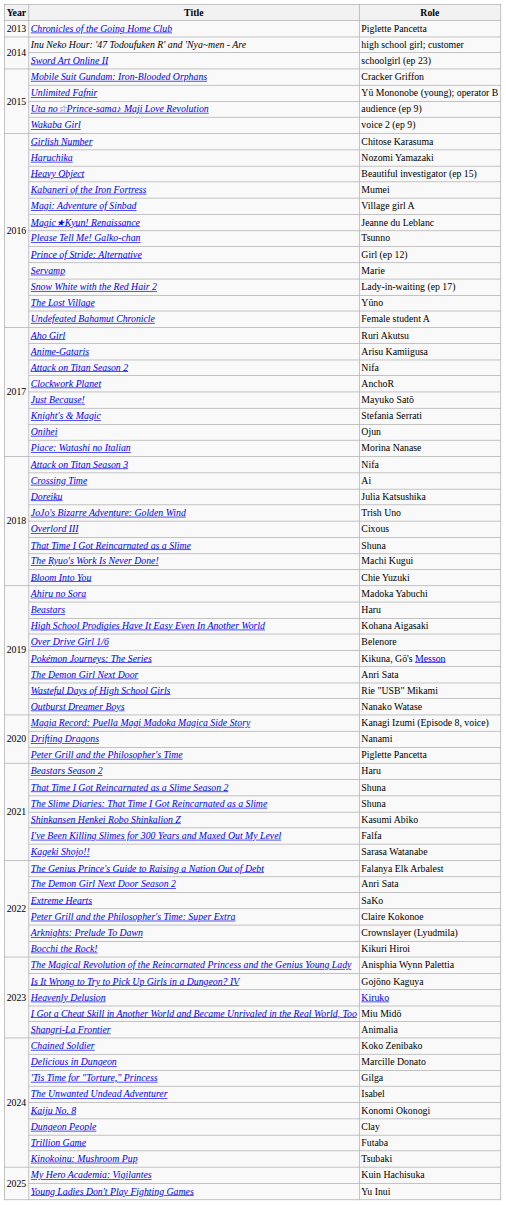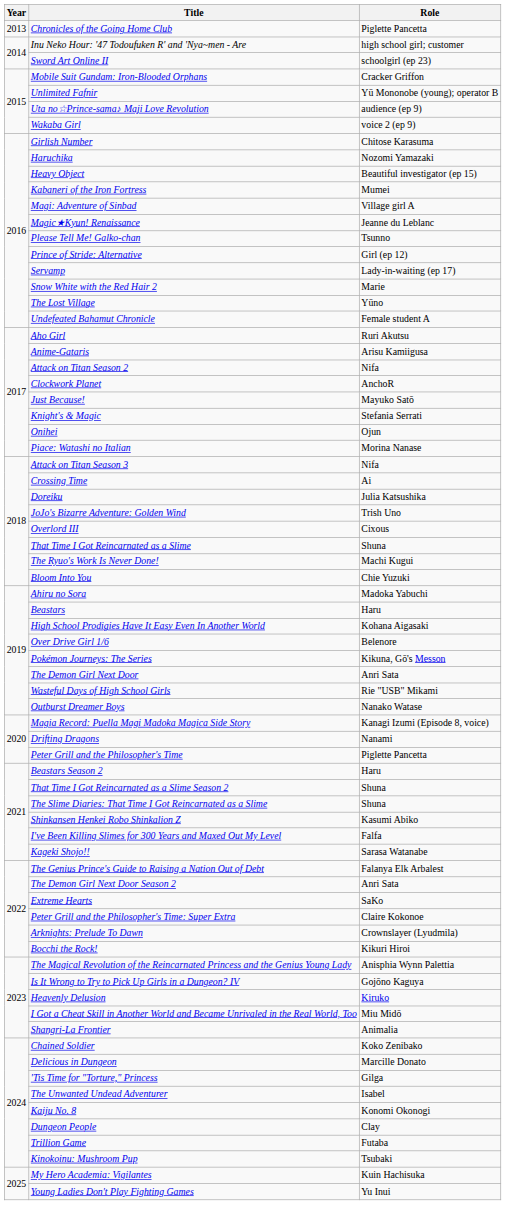(373, 271) Marie -> (408, 271) Lady-in-waiting (ep 17)
(408, 287) Lady-in-waiting (ep 17) -> (373, 287) Marie
